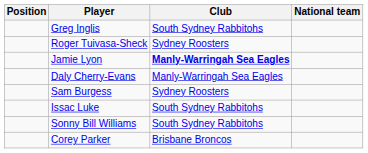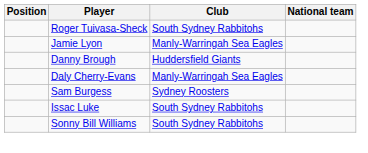- row: (75, 28)
(190, 44) Sydney Roosters -> (208, 28) South Sydney Rabbitohs
(221, 60) bold -> (217, 44) normal
+ row: (83, 60)
- row: (81, 140)
